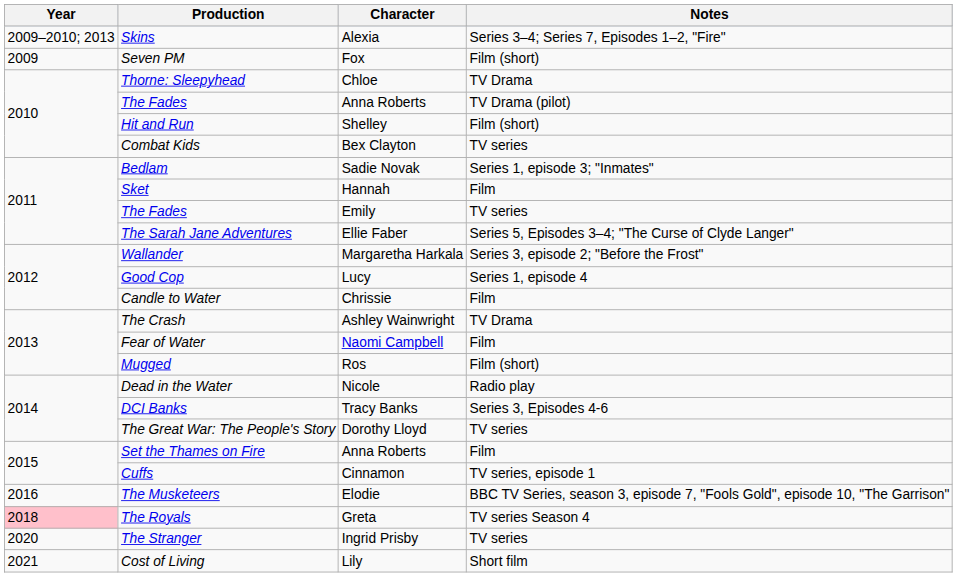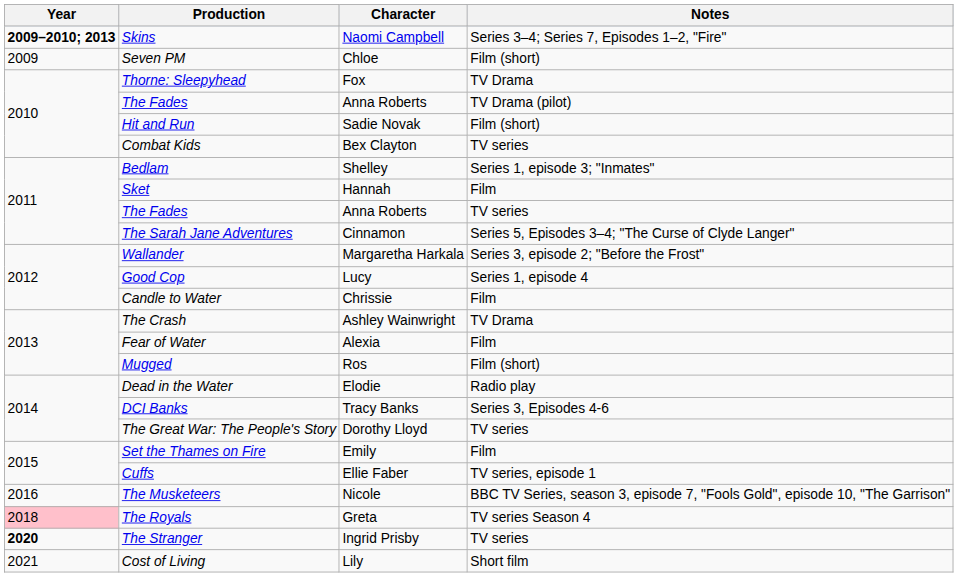(61, 37) normal -> (62, 37) bold
(360, 37) Alexia -> (393, 37) Naomi Campbell
(353, 59) Fox -> (360, 59) Chloe
(360, 80) Chloe -> (354, 80) Fox
(364, 124) Shelley -> (381, 124) Sadie Novak
(381, 168) Sadie Novak -> (365, 168) Shelley
(358, 211) Emily -> (384, 211) Anna Roberts
(375, 233) Ellie Faber -> (374, 233) Cinnamon
(392, 342) Naomi Campbell -> (361, 342) Alexia
(361, 386) Nicole -> (362, 386) Elodie
(384, 451) Anna Roberts -> (359, 451) Emily
(373, 473) Cinnamon -> (375, 473) Ellie Faber
(361, 495) Elodie -> (362, 495) Nicole
(23, 539) normal -> (23, 539) bold
